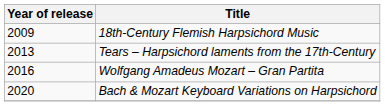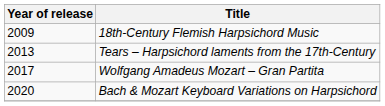(21, 71) 2016 -> (21, 71) 2017
